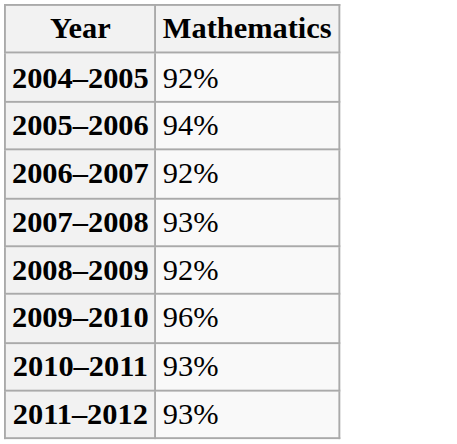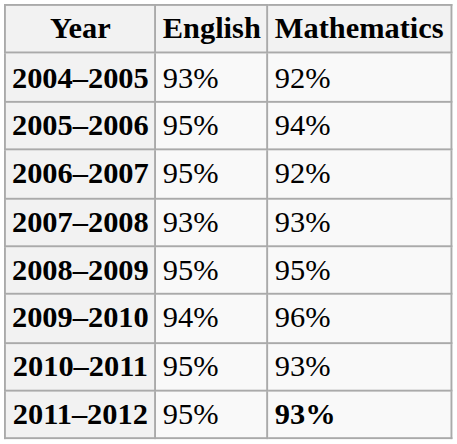+ column: (212, 28)
(191, 269) 92% -> (303, 269) 95%
(191, 414) normal -> (305, 414) bold
